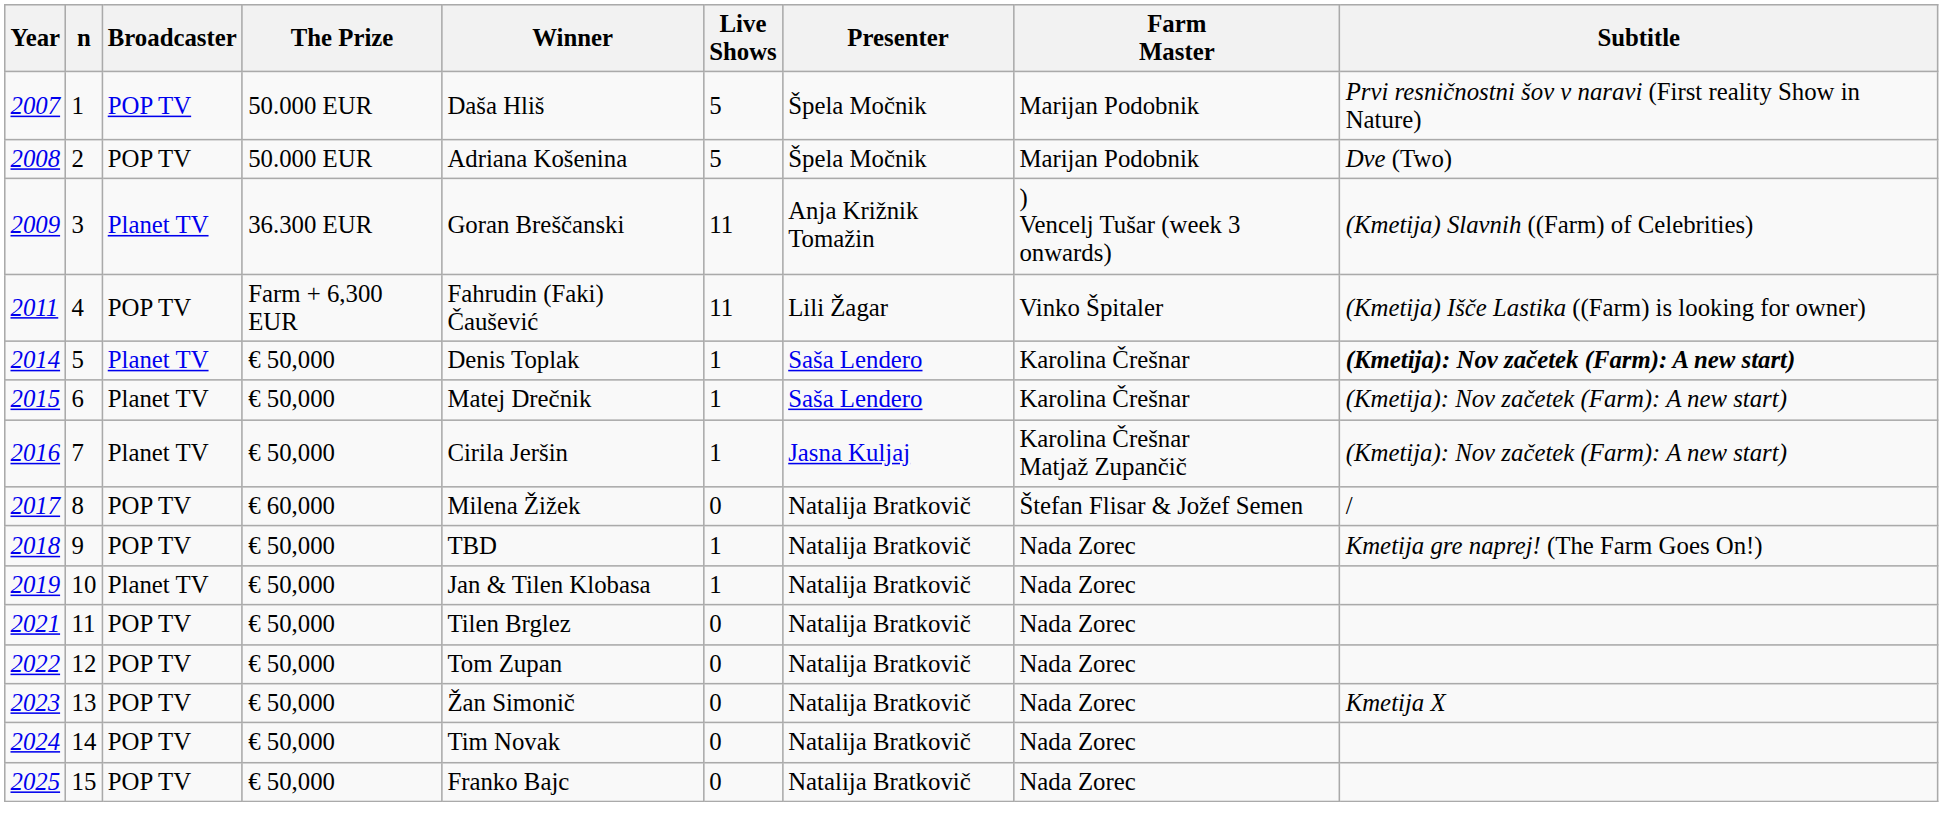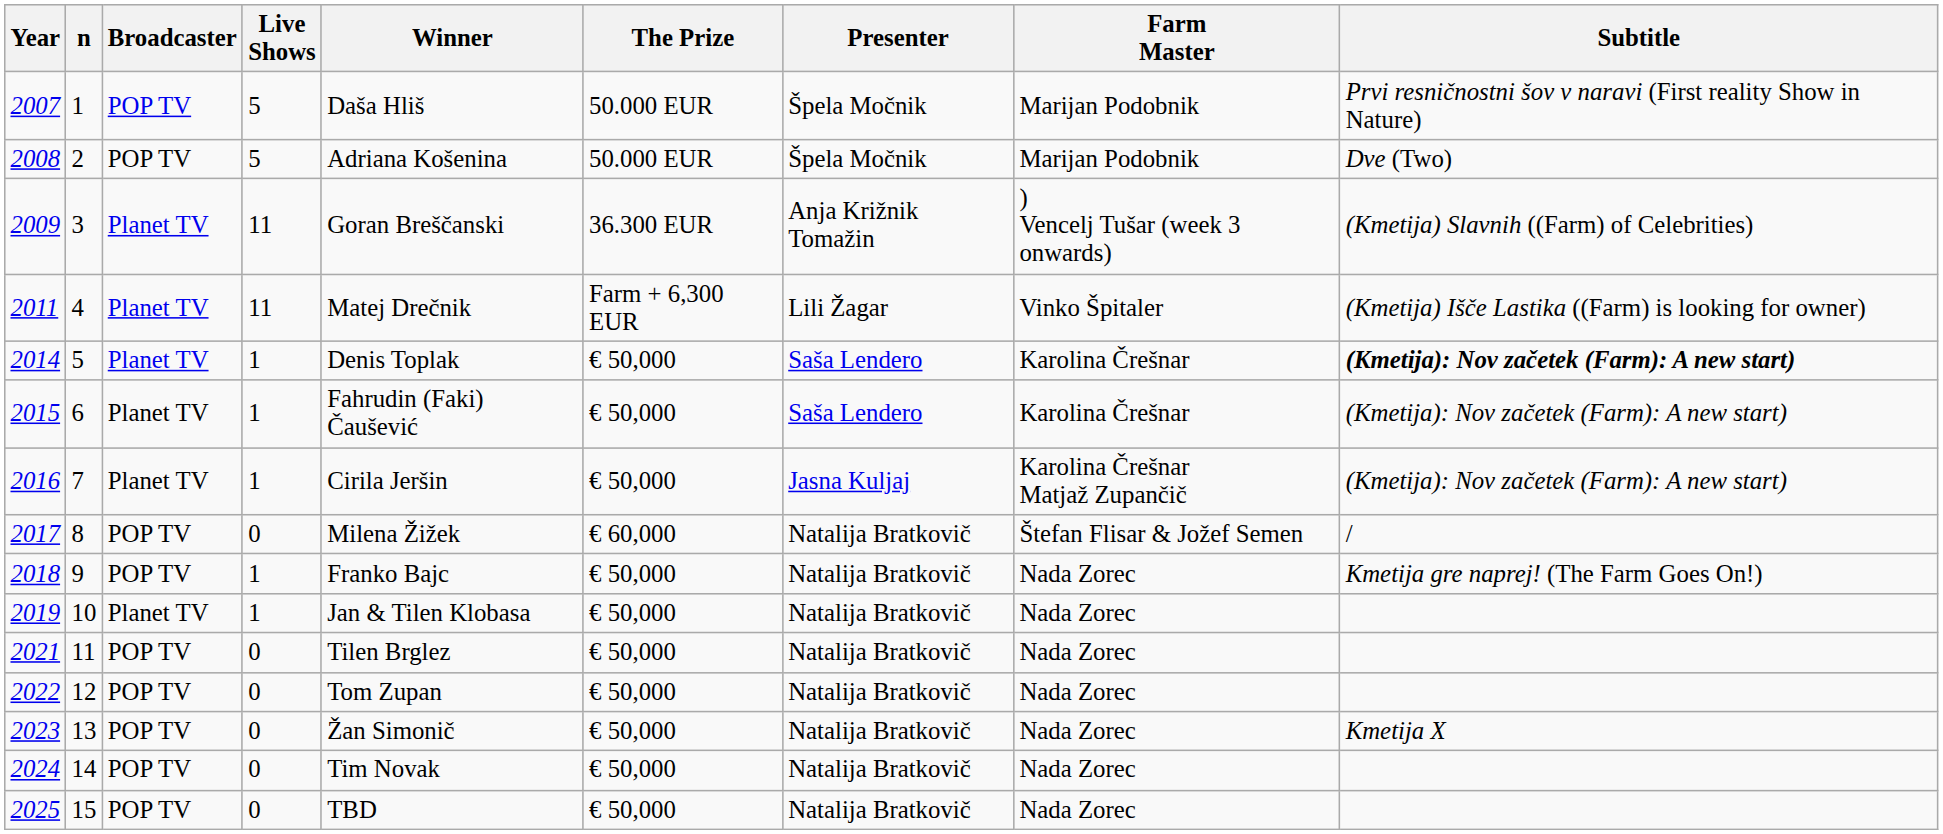columns swapped: (743, 38) <-> (342, 38)
(149, 307) POP TV -> (158, 307) Planet TV
(526, 307) Fahrudin (Faki) Čaušević -> (399, 307) Matej Drečnik
(519, 399) Matej Drečnik -> (405, 413) Fahrudin (Faki) Čaušević
(472, 545) TBD -> (388, 573) Franko Bajc
(508, 781) Franko Bajc -> (352, 809) TBD
